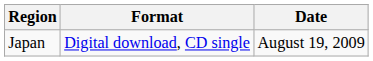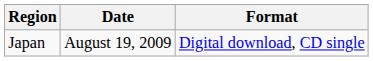columns swapped: (311, 17) <-> (157, 17)
